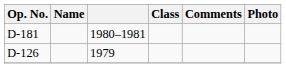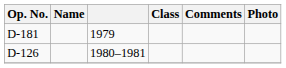(118, 33) 1980–1981 -> (102, 33) 1979
(102, 53) 1979 -> (118, 53) 1980–1981
